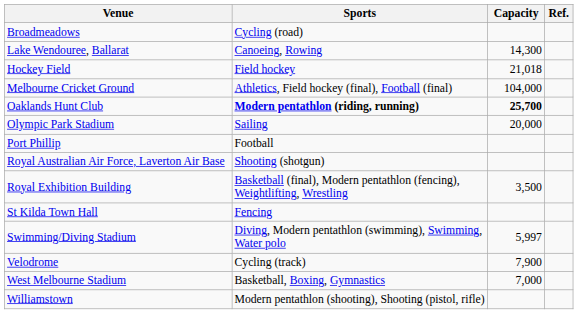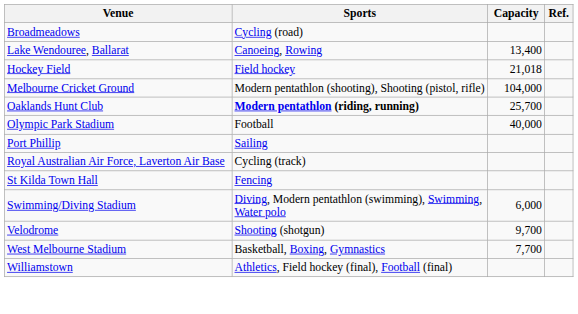(526, 50) 14,300 -> (526, 50) 13,400
(343, 87) Athletics, Field hockey (final), Football (final) -> (360, 87) Modern pentathlon (shooting), Shooting (pistol, rifle)
(526, 106) bold -> (526, 106) normal
(251, 124) Sailing -> (254, 124) Football
(526, 124) 20,000 -> (526, 124) 40,000
(254, 143) Football -> (251, 143) Sailing
(279, 161) Shooting (shotgun) -> (270, 161) Cycling (track)
- row: (69, 187)
(529, 237) 5,997 -> (529, 205) 6,000
(270, 262) Cycling (track) -> (279, 230) Shooting (shotgun)
(529, 262) 7,900 -> (529, 230) 9,700
(529, 280) 7,000 -> (529, 249) 7,700
(360, 299) Modern pentathlon (shooting), Shooting (pistol, rifle) -> (343, 267) Athletics, Field hockey (final), Football (final)
